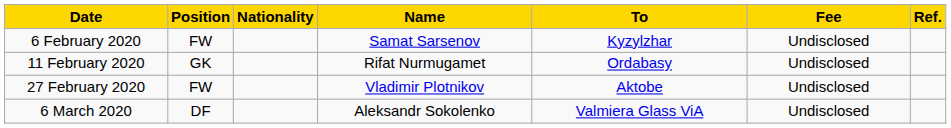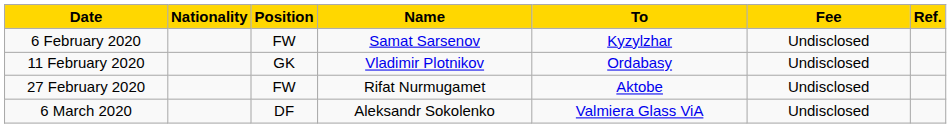columns swapped: (201, 17) <-> (275, 17)
(425, 64) Rifat Nurmugamet -> (425, 64) Vladimir Plotnikov
(425, 88) Vladimir Plotnikov -> (425, 88) Rifat Nurmugamet
